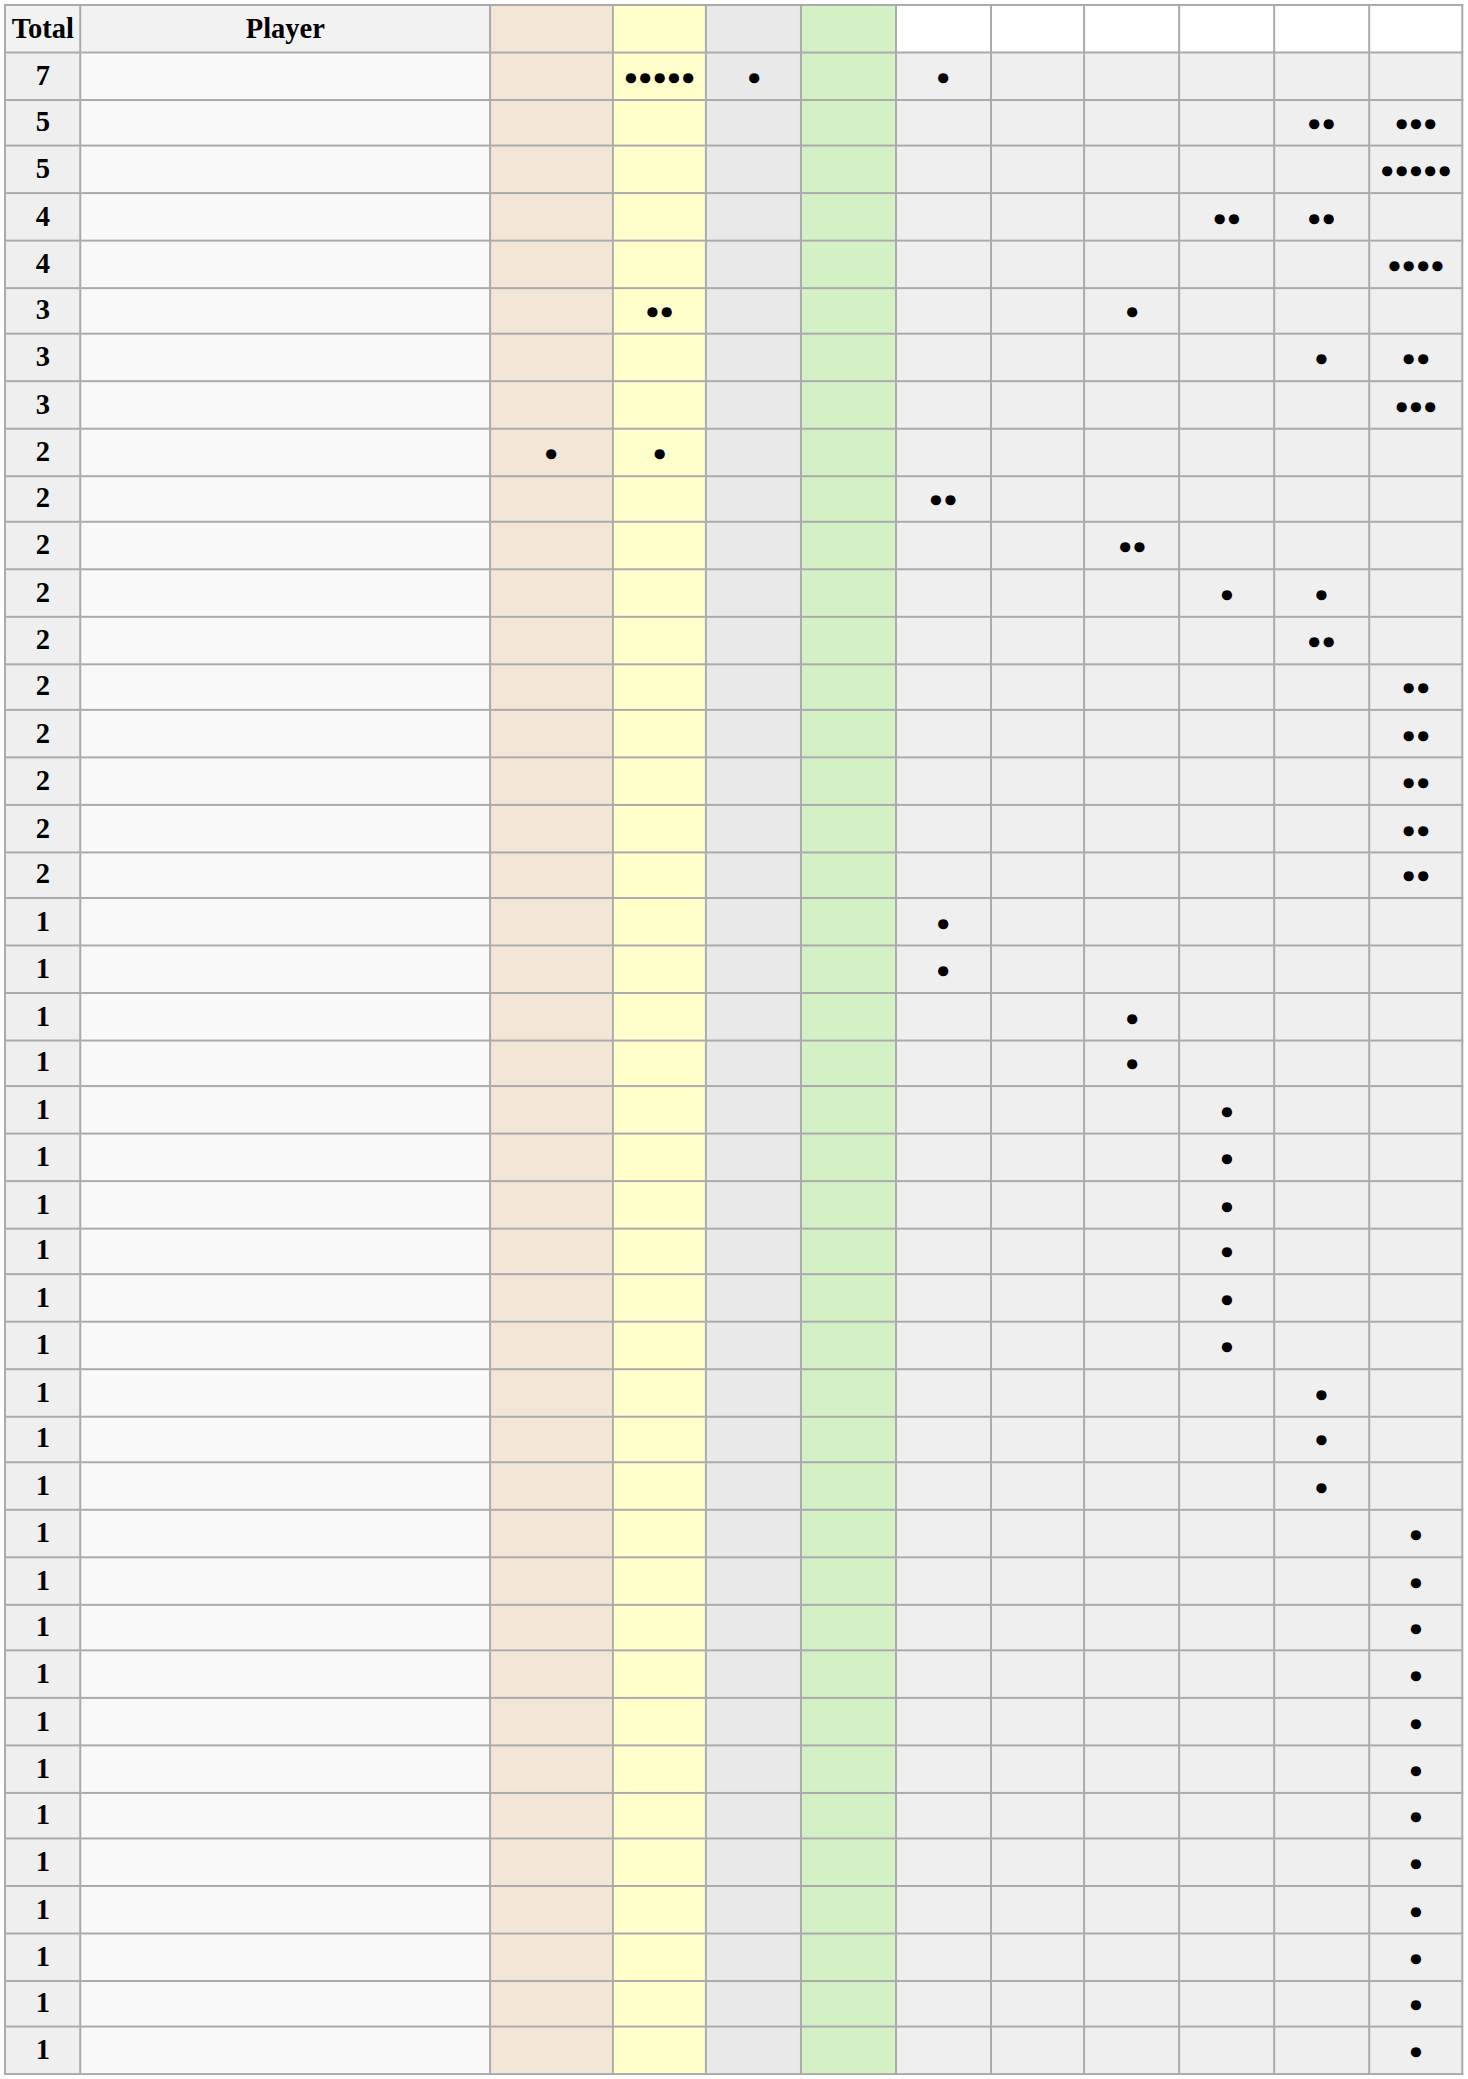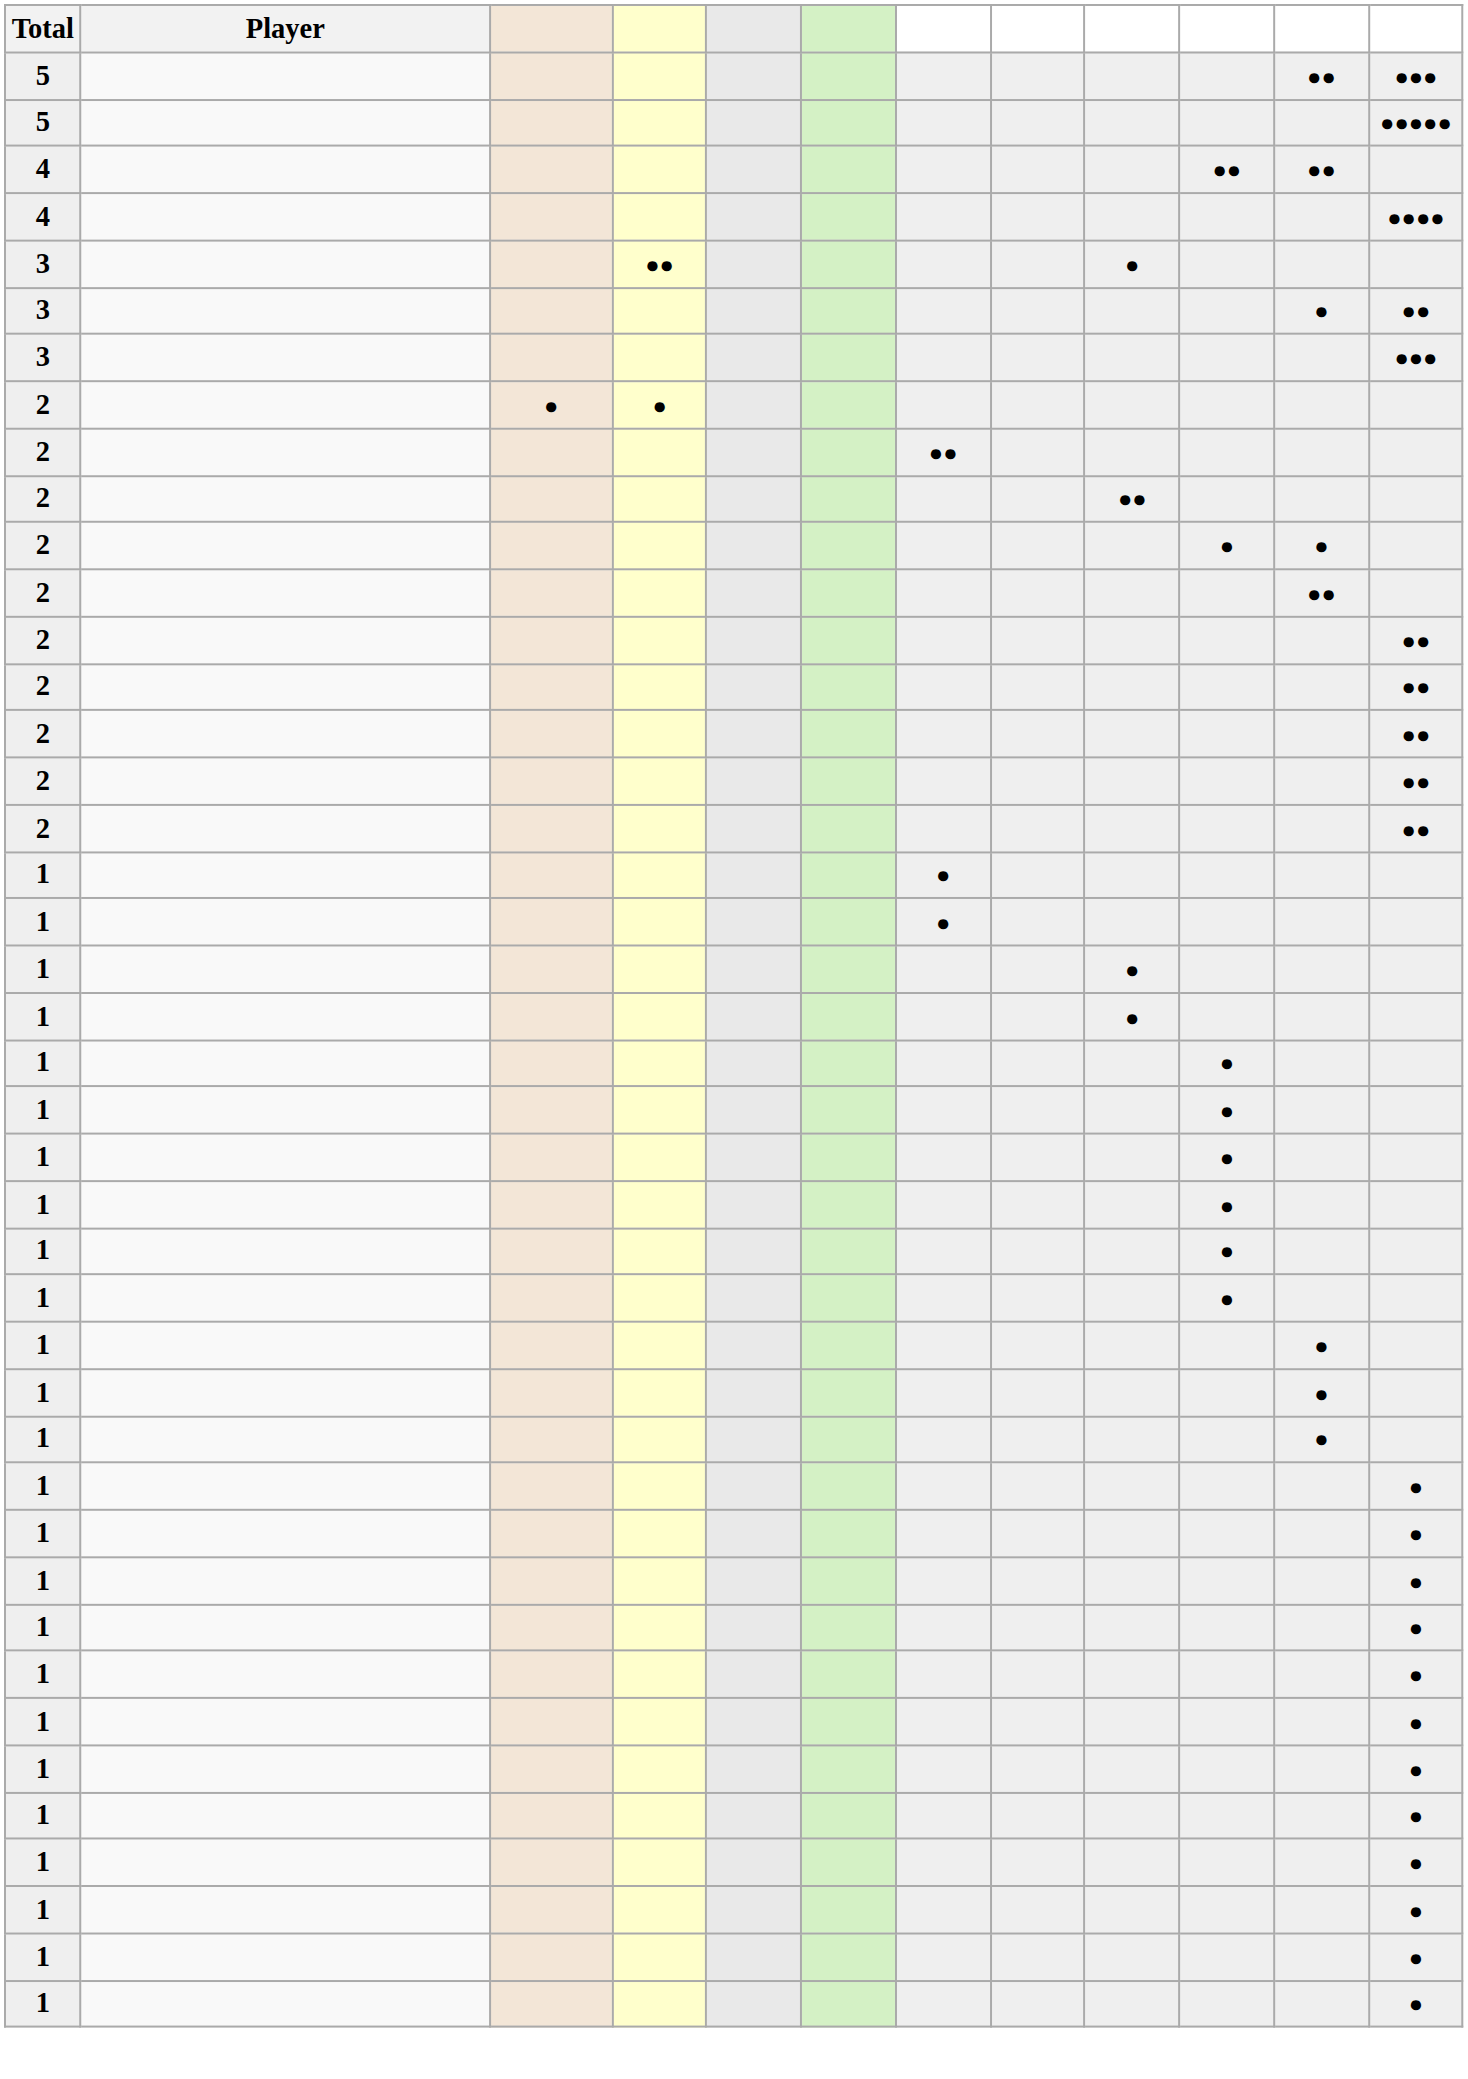- row: (43, 75)
